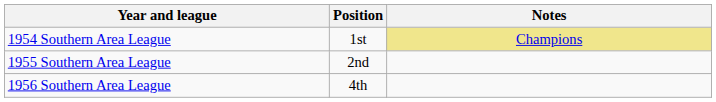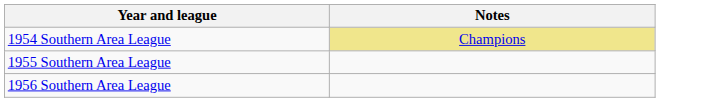- column: (358, 16)
